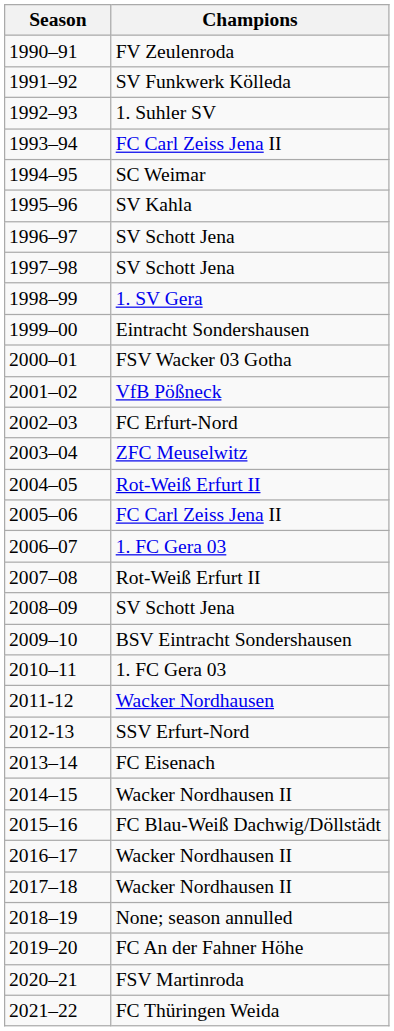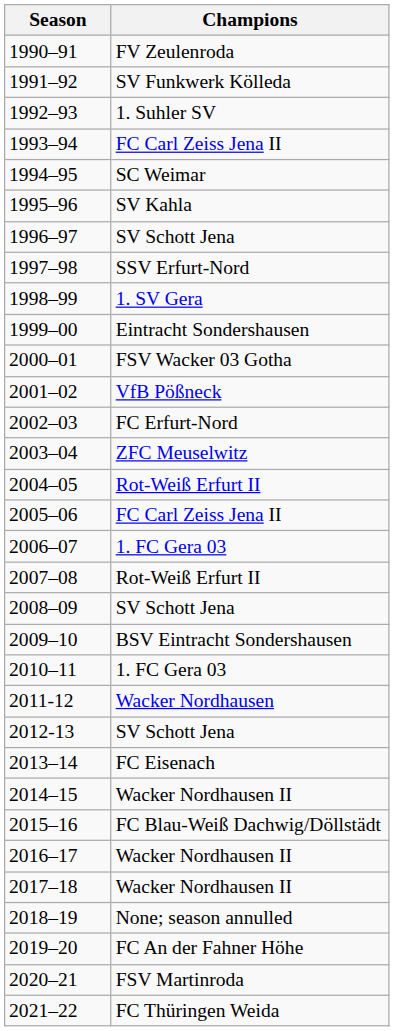(175, 267) SV Schott Jena -> (182, 267) SSV Erfurt-Nord
(182, 732) SSV Erfurt-Nord -> (175, 732) SV Schott Jena
